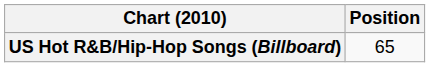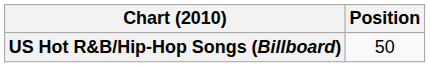(385, 47) 65 -> (385, 47) 50
